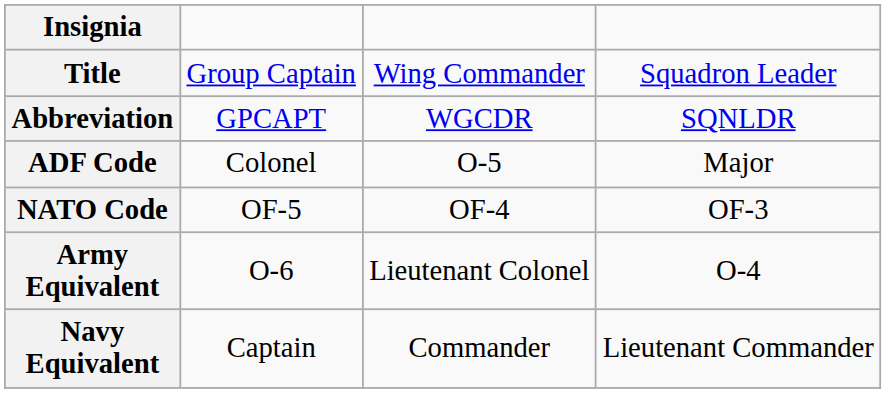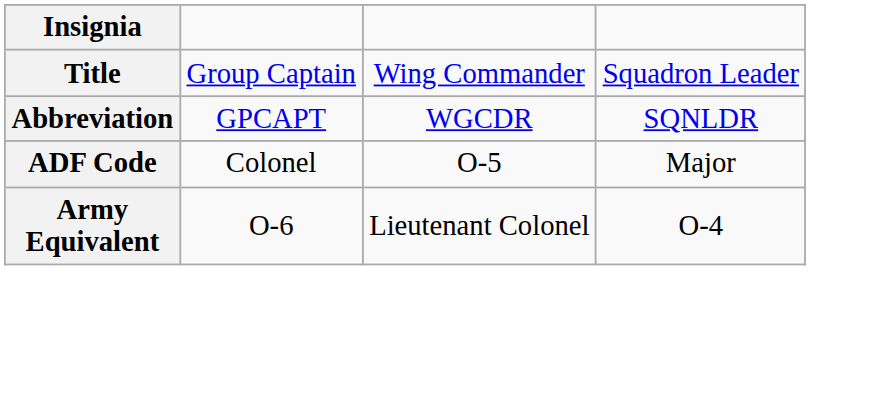- row: (92, 208)
- row: (92, 348)
